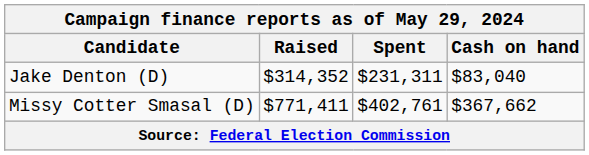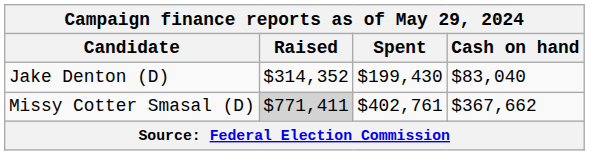(400, 77) $231,311 -> (400, 77) $199,430
(306, 106) no background -> (306, 106) lightgrey background
